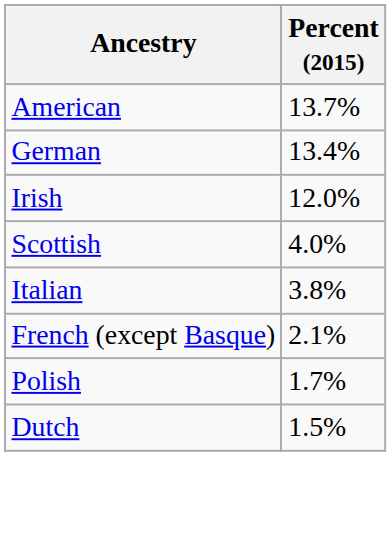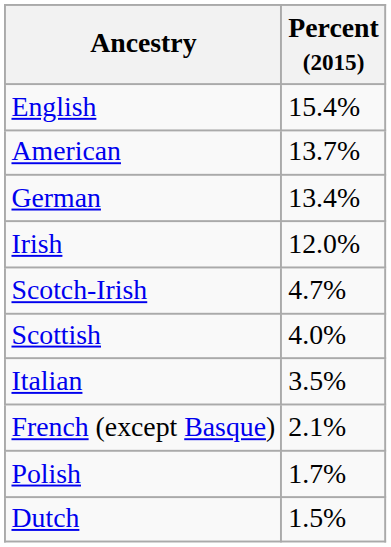+ row: (54, 106)
+ row: (79, 289)
(317, 289) 3.8% -> (317, 381) 3.5%
